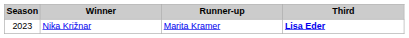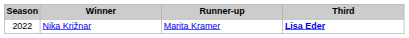(22, 26) 2023 -> (22, 26) 2022
